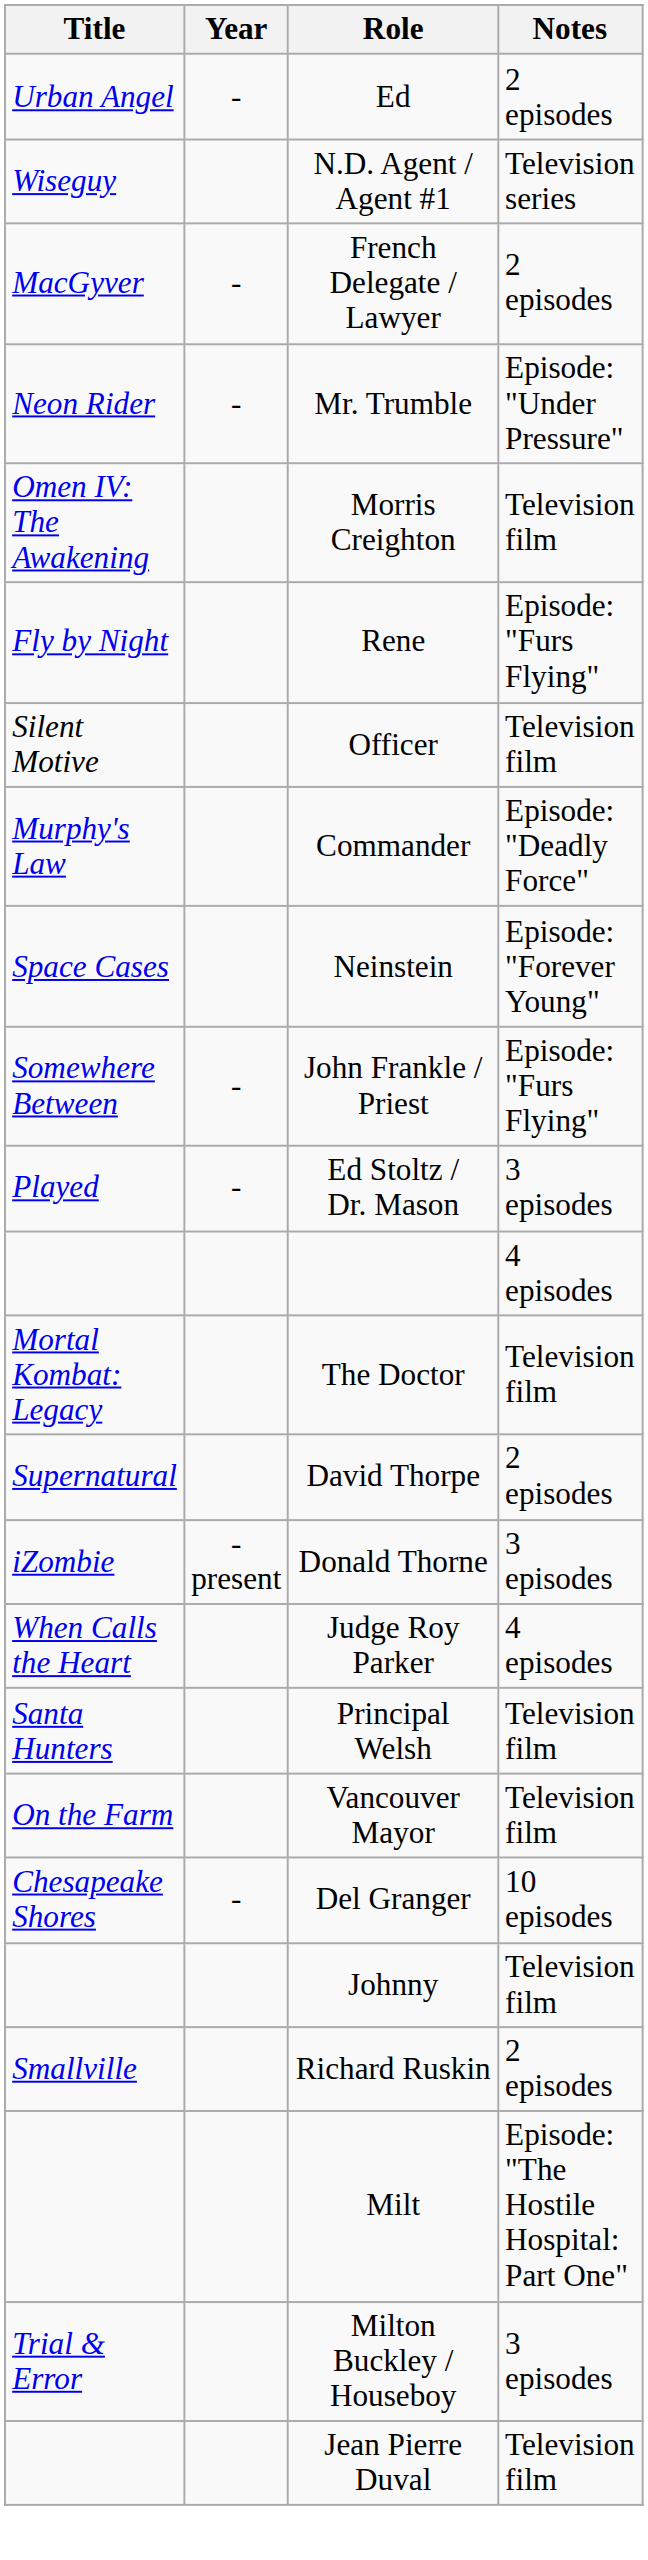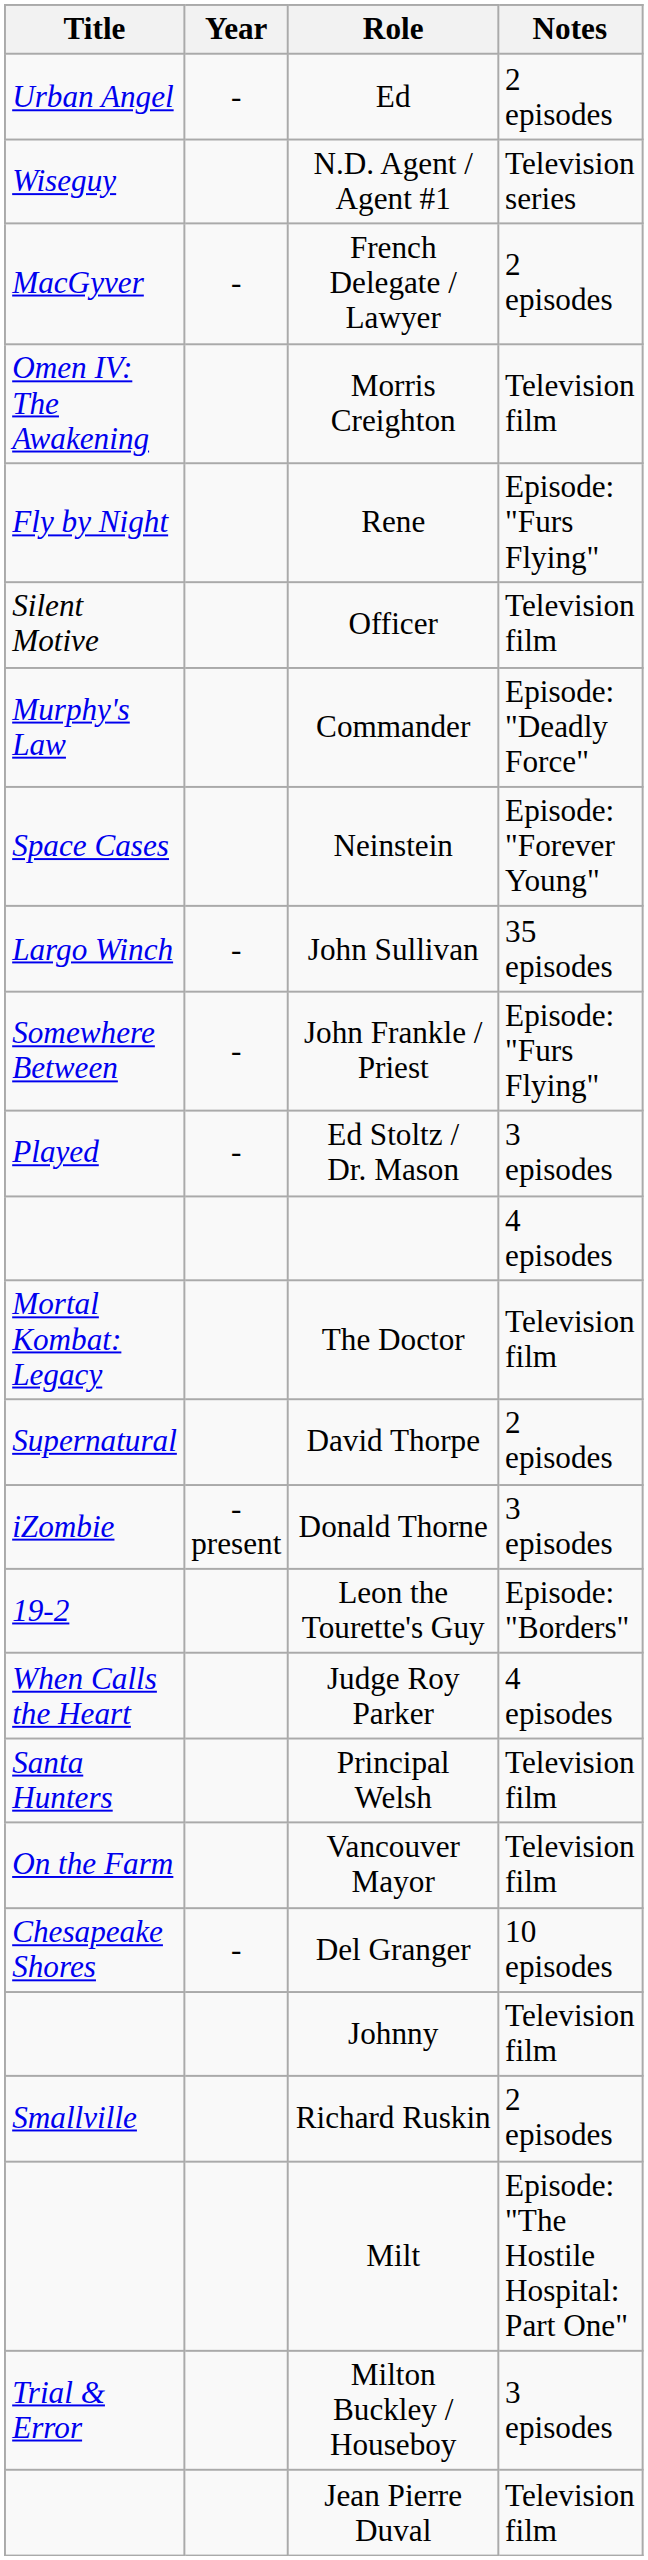- row: (393, 402)
+ row: (393, 948)
+ row: (393, 1610)
